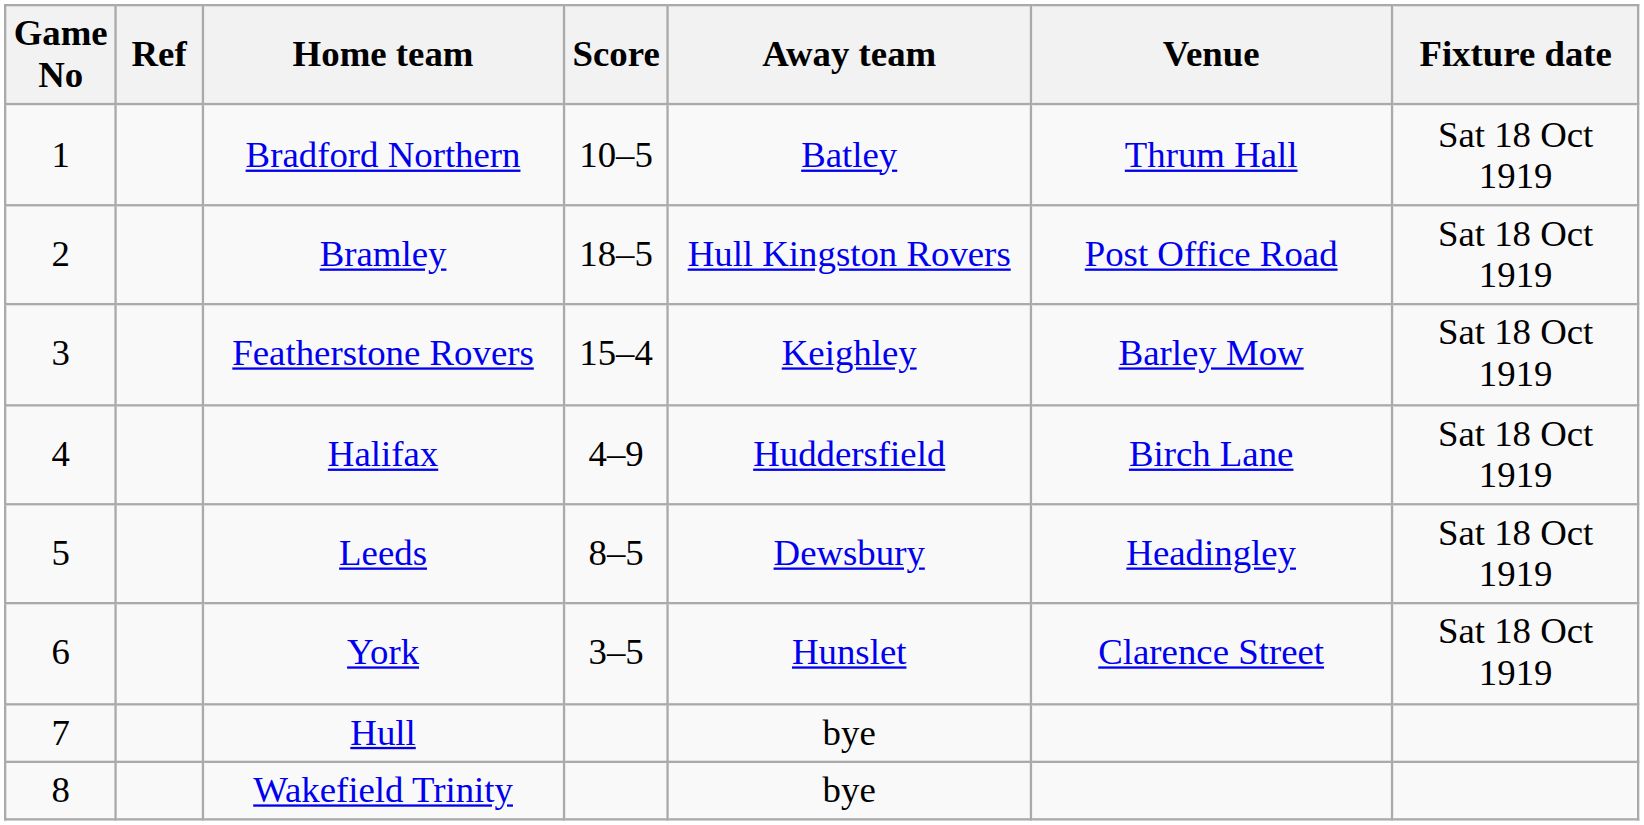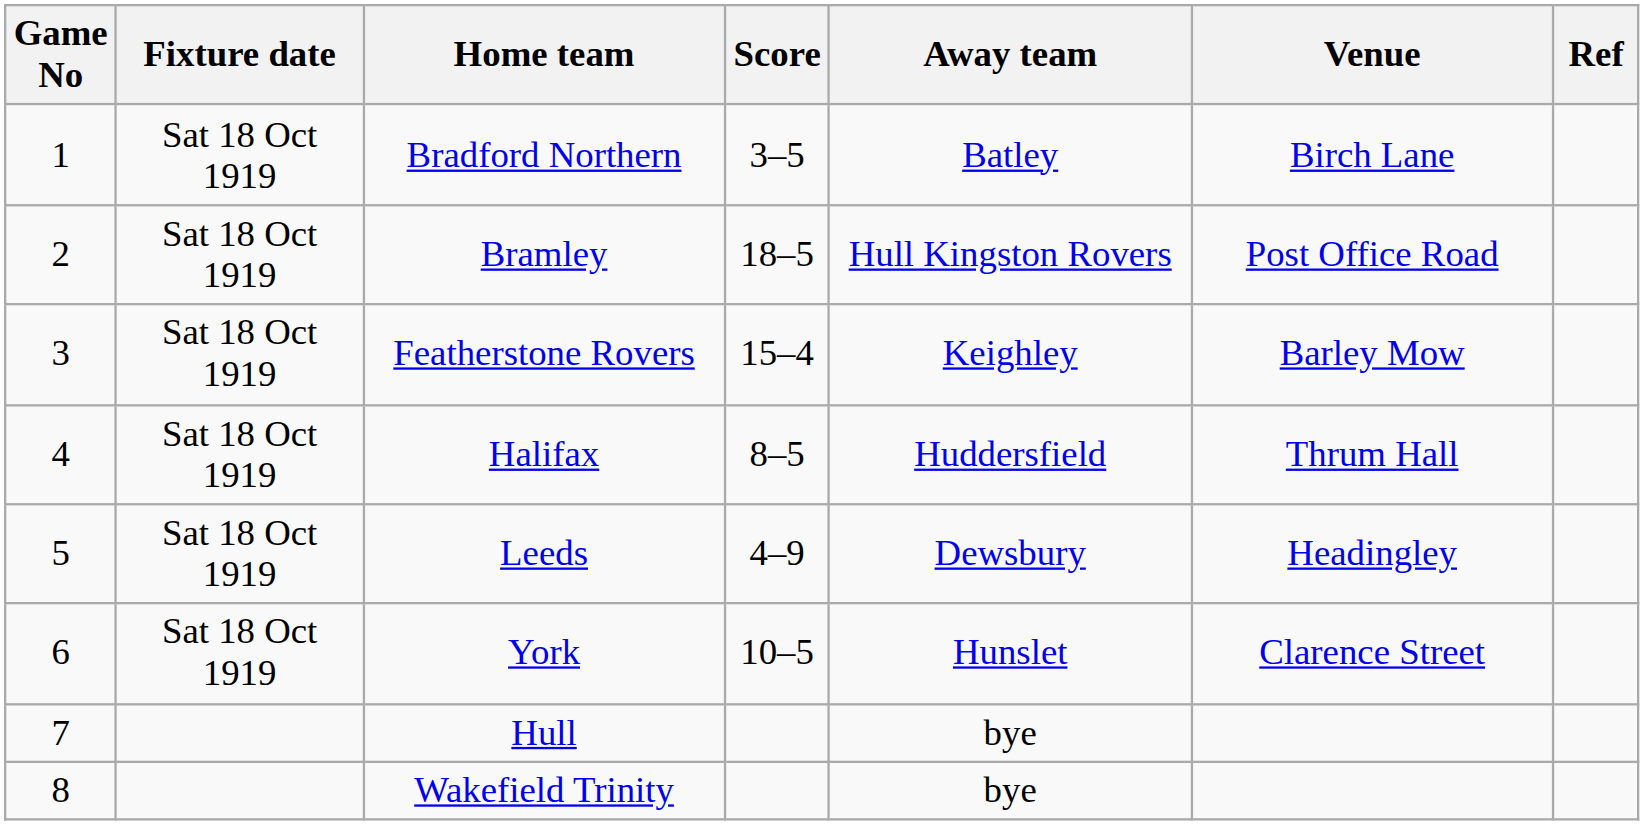columns swapped: (1516, 54) <-> (159, 54)
(616, 154) 10–5 -> (777, 154) 3–5
(1211, 154) Thrum Hall -> (1372, 154) Birch Lane
(616, 453) 4–9 -> (777, 453) 8–5
(1211, 453) Birch Lane -> (1372, 453) Thrum Hall
(616, 553) 8–5 -> (777, 553) 4–9
(616, 652) 3–5 -> (777, 652) 10–5
